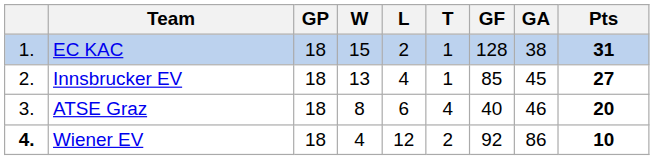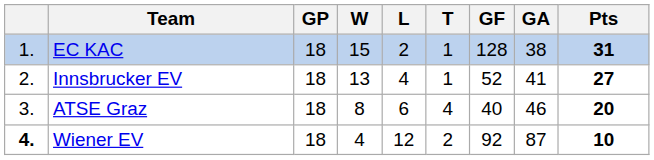(492, 79) 85 -> (492, 79) 52
(536, 79) 45 -> (536, 79) 41
(536, 139) 86 -> (536, 139) 87
